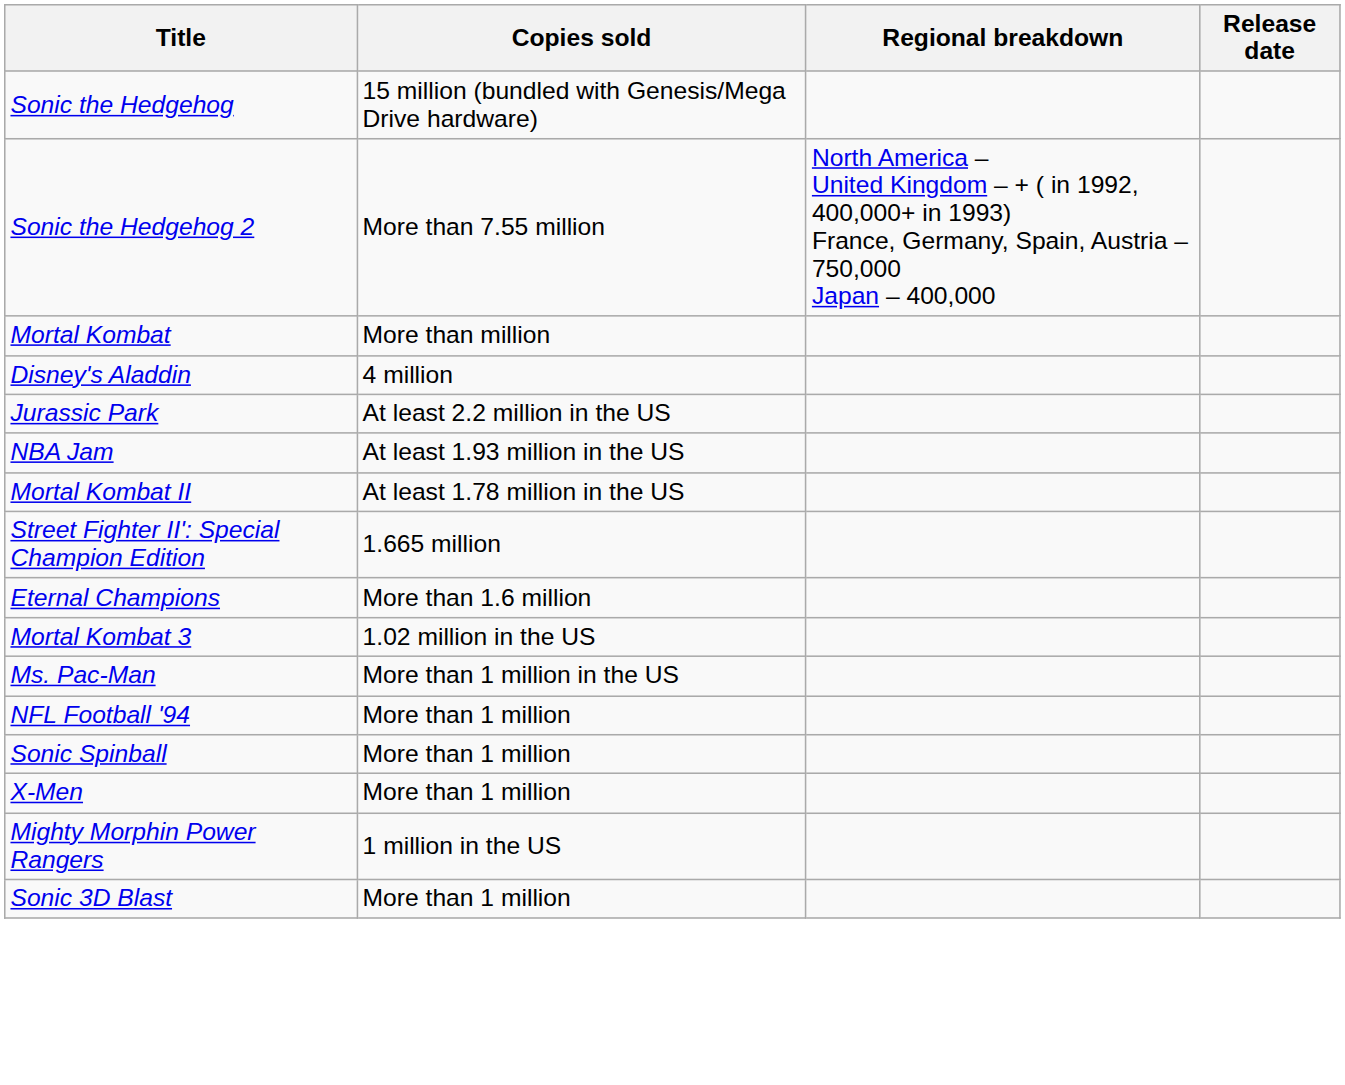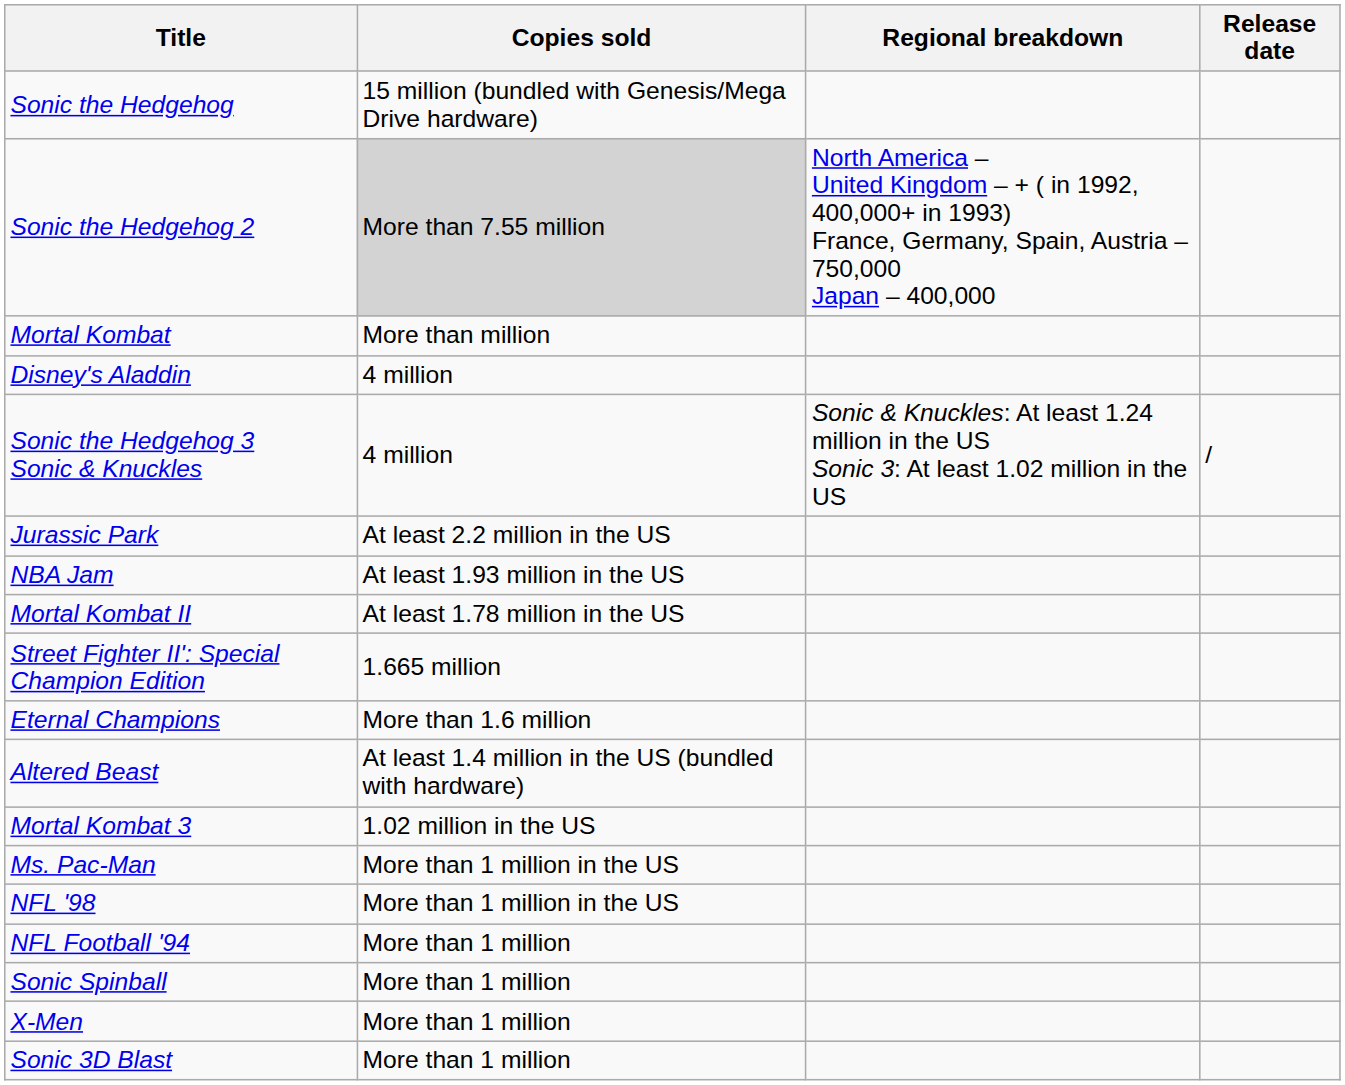(484, 226) no background -> (484, 226) lightgrey background
+ row: (132, 455)
+ row: (84, 772)
+ row: (53, 903)
- row: (133, 845)
